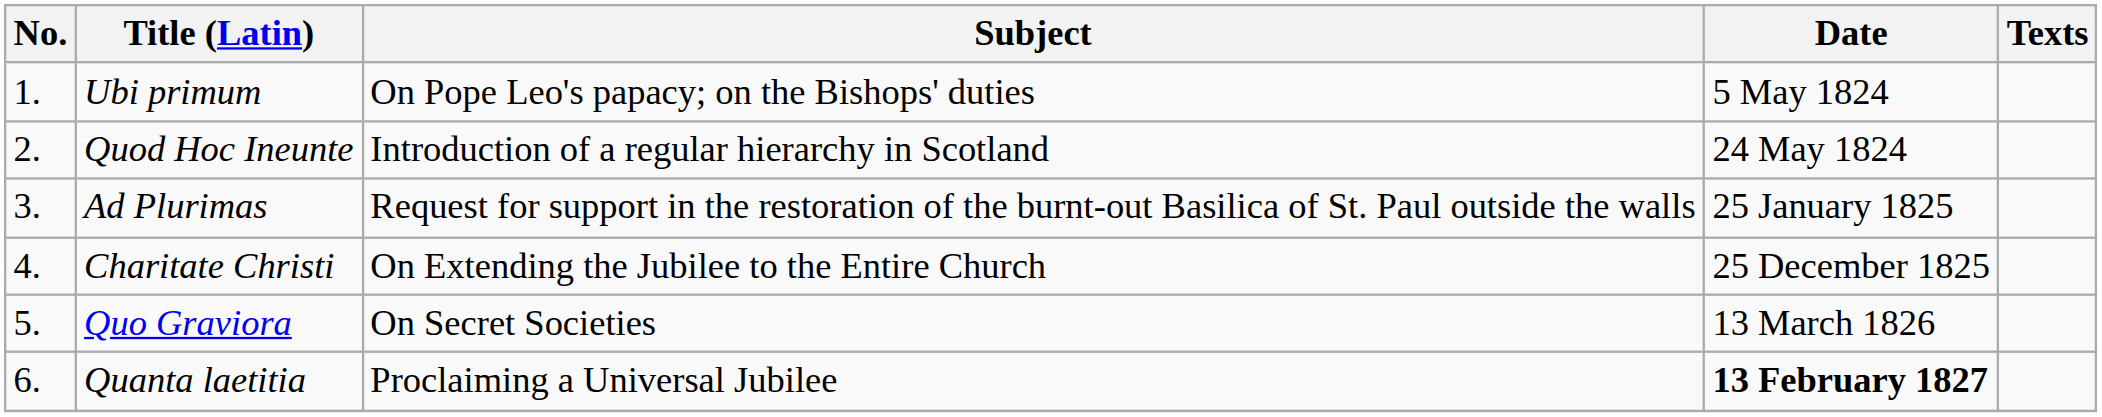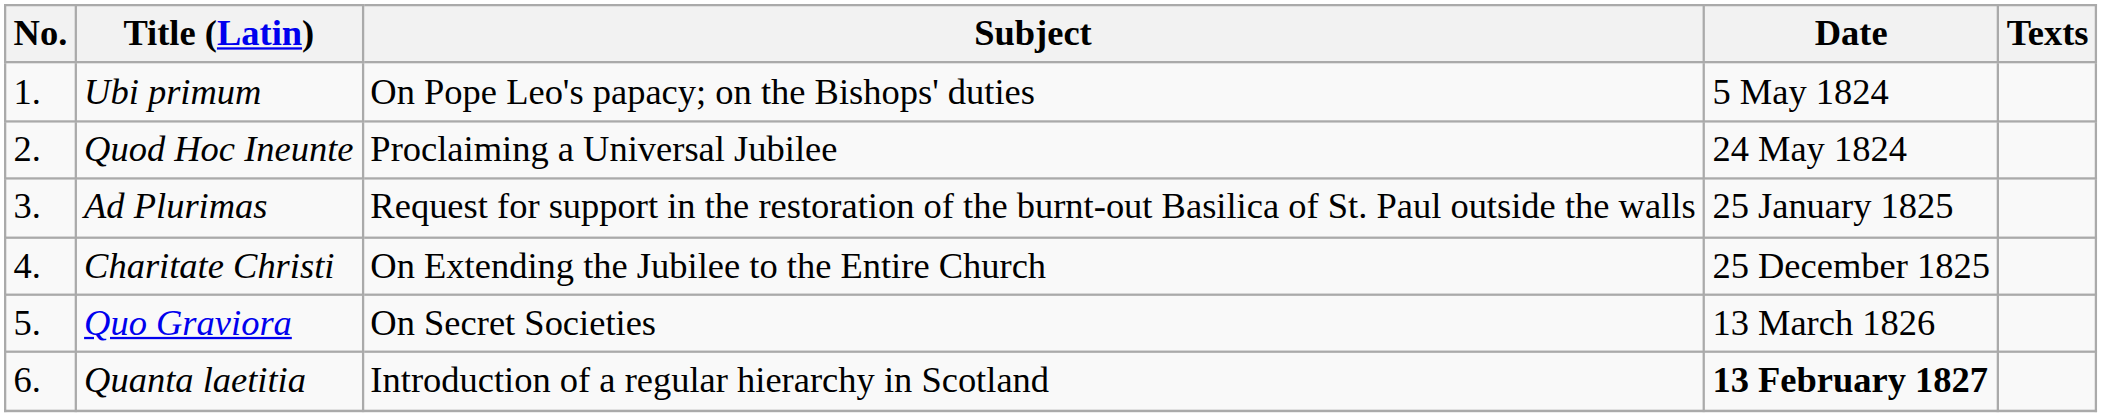(710, 149) Introduction of a regular hierarchy in Scotland -> (604, 149) Proclaiming a Universal Jubilee
(604, 380) Proclaiming a Universal Jubilee -> (710, 380) Introduction of a regular hierarchy in Scotland
